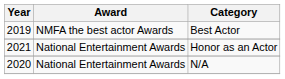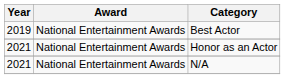(105, 30) NMFA the best actor Awards -> (111, 30) National Entertainment Awards
(19, 64) 2020 -> (19, 64) 2021
